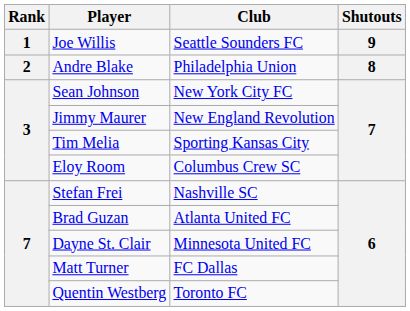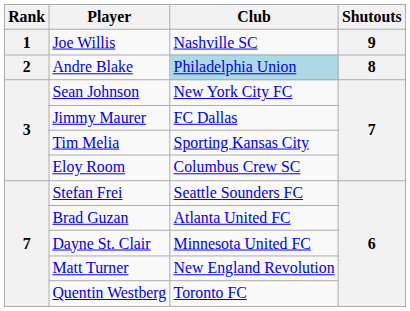(238, 42) Seattle Sounders FC -> (216, 42) Nashville SC
(235, 67) no background -> (235, 67) lightblue background
(254, 117) New England Revolution -> (205, 117) FC Dallas
(216, 192) Nashville SC -> (238, 192) Seattle Sounders FC
(205, 268) FC Dallas -> (254, 268) New England Revolution
